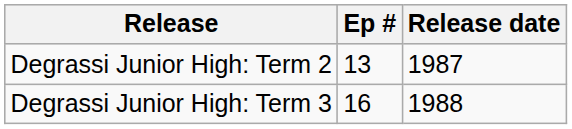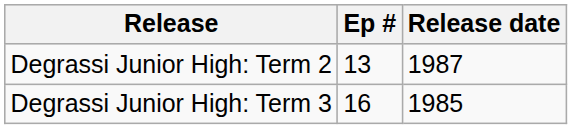(435, 103) 1988 -> (435, 103) 1985
